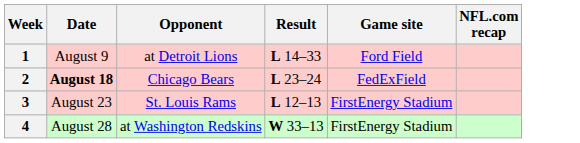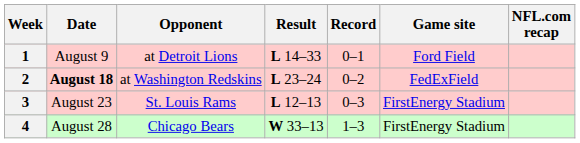+ column: (353, 24)
(191, 79) Chicago Bears -> (191, 79) at Washington Redskins
(191, 126) at Washington Redskins -> (191, 126) Chicago Bears
